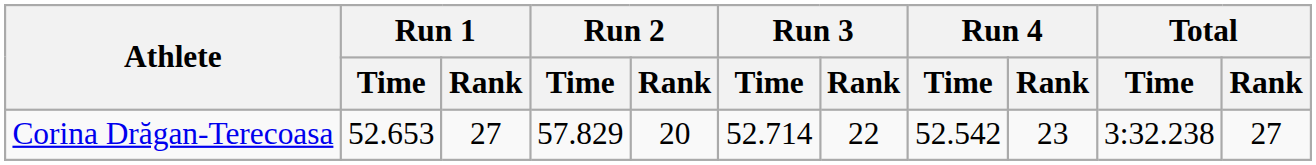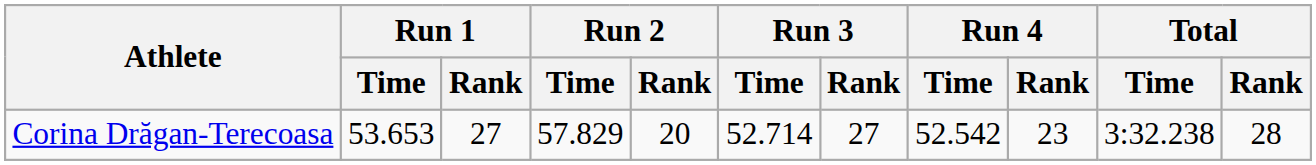(391, 134) 52.653 -> (391, 134) 53.653
(864, 134) 22 -> (864, 134) 27
(1266, 134) 27 -> (1266, 134) 28
